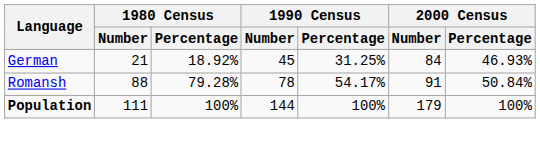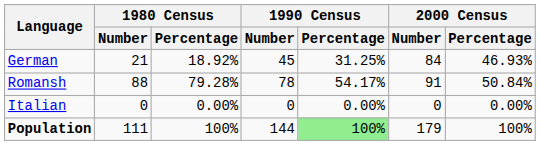+ row: (37, 107)
(368, 107) no background -> (368, 129) lightgreen background
